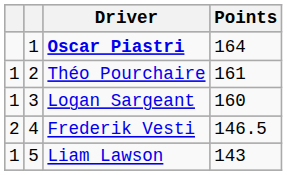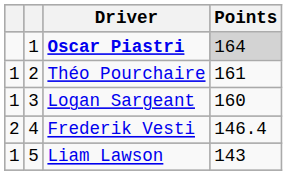(230, 46) no background -> (230, 46) lightgrey background
(240, 129) 146.5 -> (240, 129) 146.4
